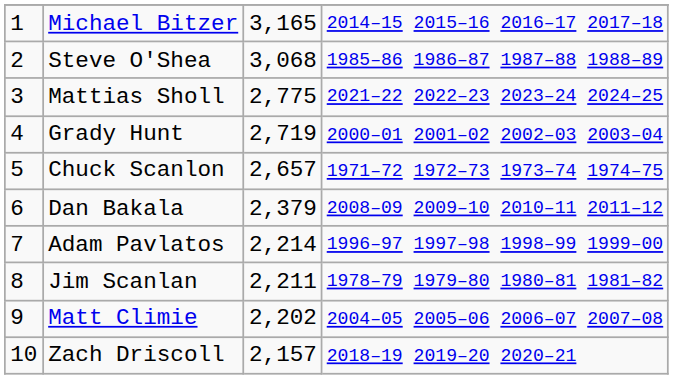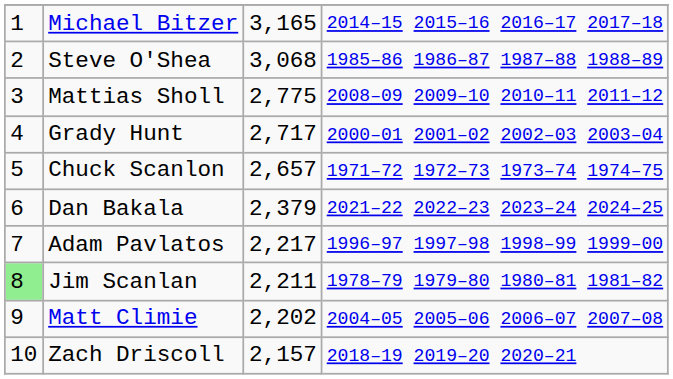(495, 97) 2021–22 2022–23 2023–24 2024–25 -> (495, 97) 2008–09 2009–10 2010–11 2011–12
(283, 134) 2,719 -> (283, 134) 2,717
(495, 208) 2008–09 2009–10 2010–11 2011–12 -> (495, 208) 2021–22 2022–23 2023–24 2024–25
(283, 245) 2,214 -> (283, 245) 2,217
(17, 281) no background -> (17, 281) lightgreen background
